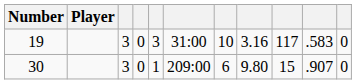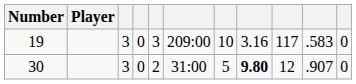(189, 41) 31:00 -> (189, 41) 209:00
(156, 66) 1 -> (156, 66) 2
(189, 66) 209:00 -> (189, 66) 31:00
(226, 66) 6 -> (226, 66) 5
(254, 66) normal -> (254, 66) bold
(287, 66) 15 -> (287, 66) 12
